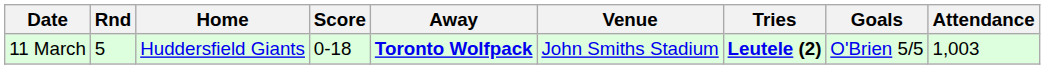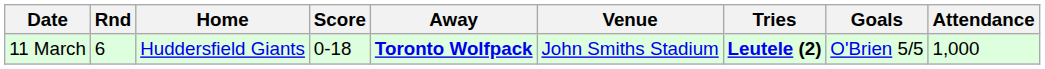(100, 49) 5 -> (100, 49) 6
(956, 49) 1,003 -> (956, 49) 1,000
